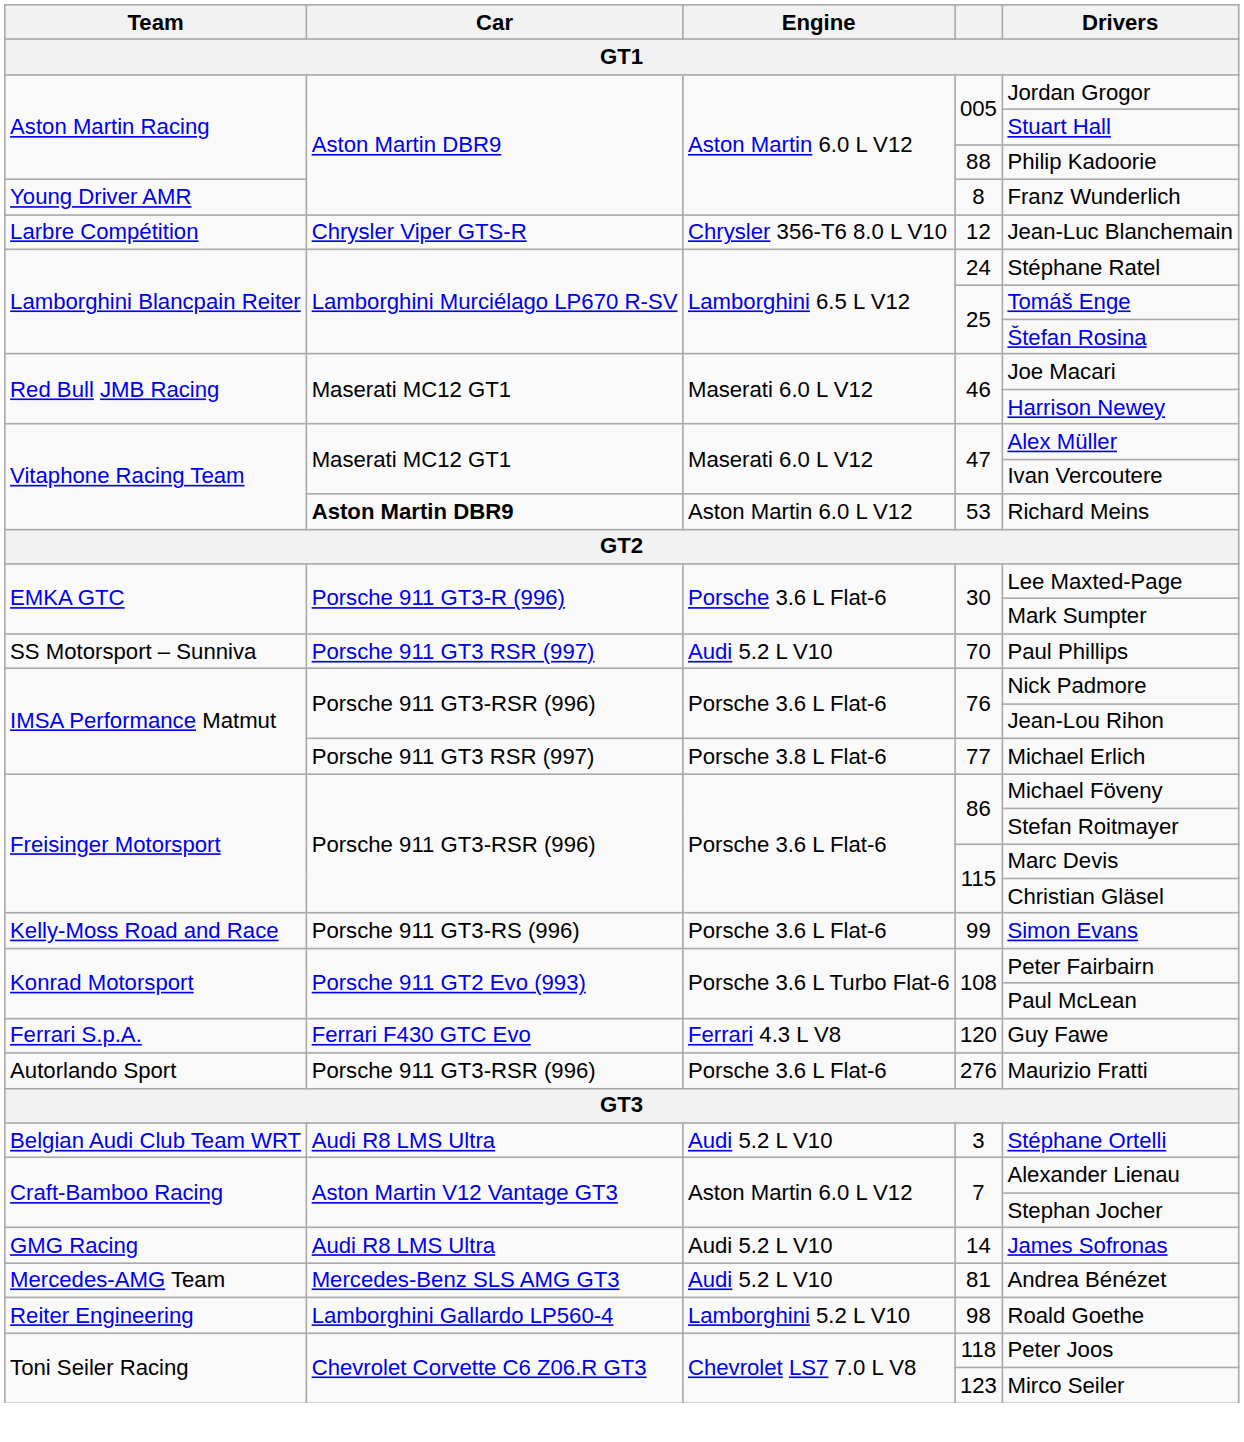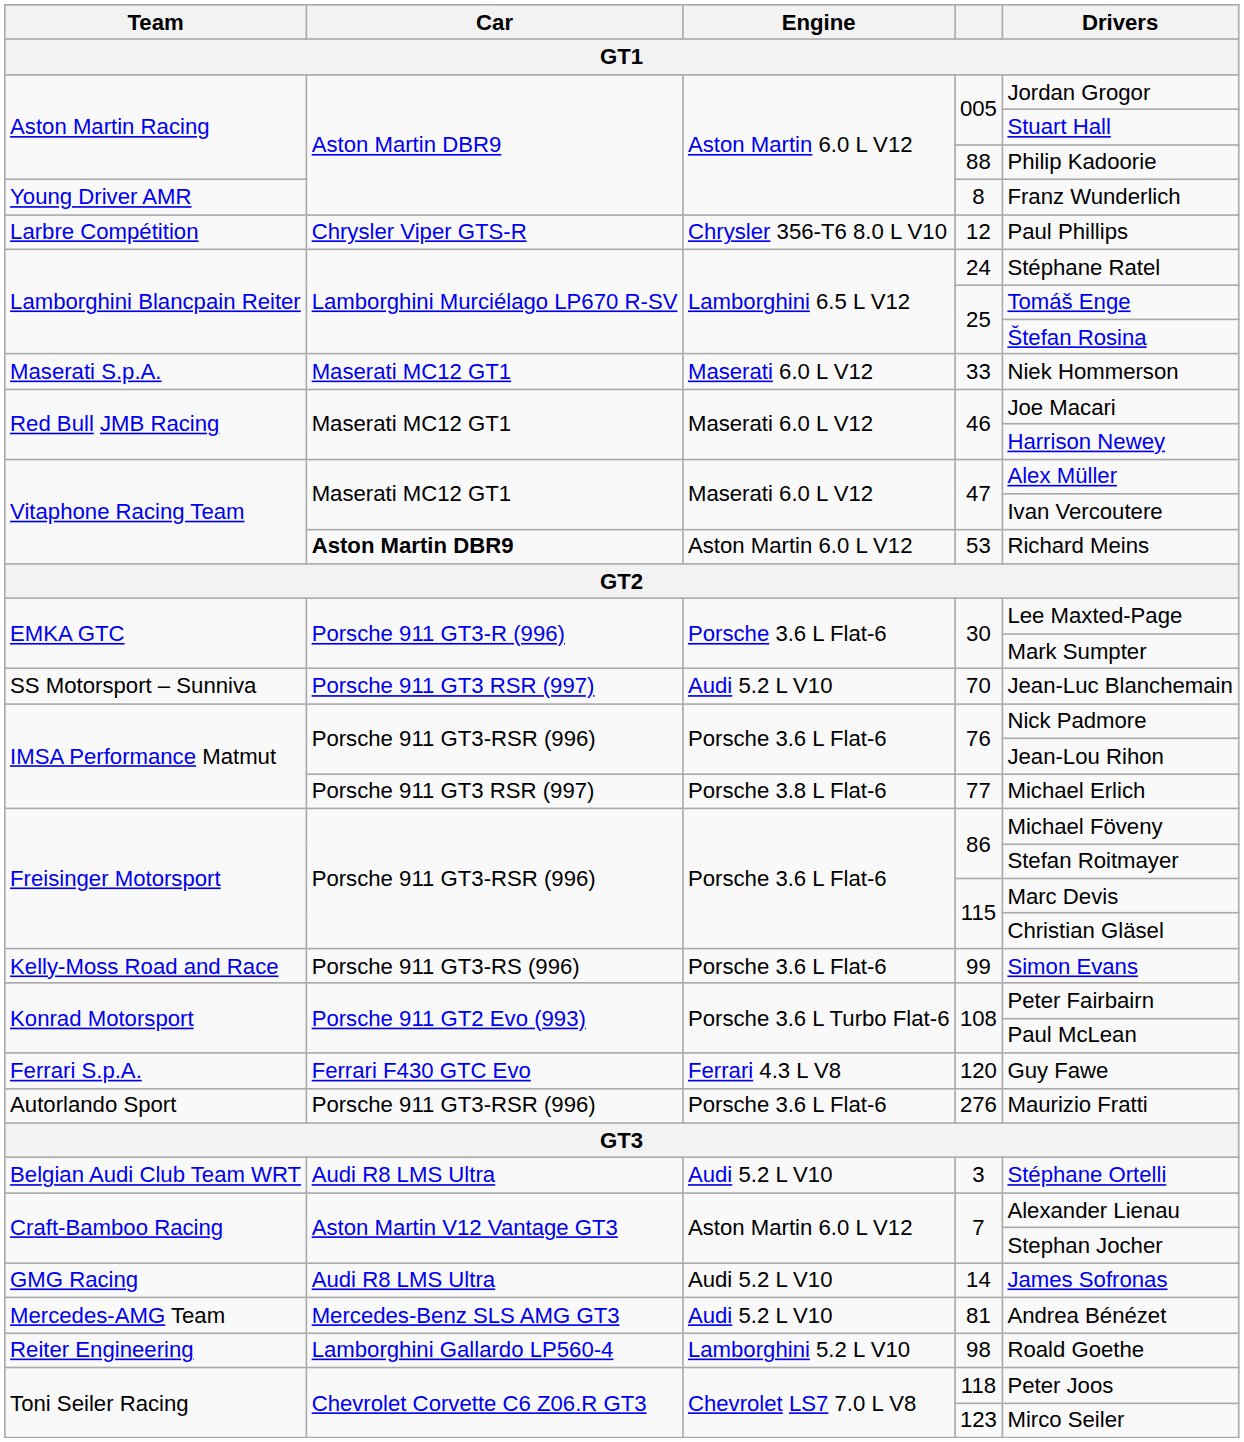(1120, 232) Jean-Luc Blanchemain -> (1068, 232) Paul Phillips
+ row: (86, 371)
(1068, 651) Paul Phillips -> (1120, 686) Jean-Luc Blanchemain
